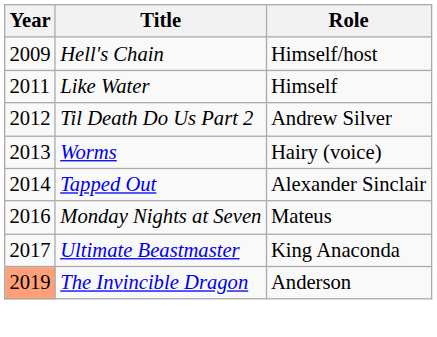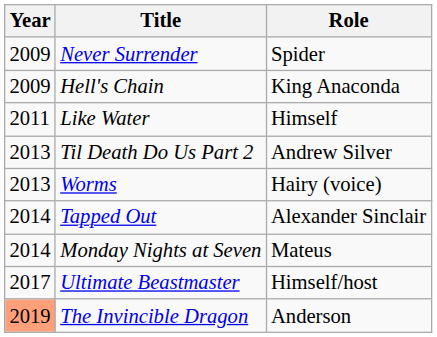+ row: (129, 53)
(324, 53) Himself/host -> (335, 86) King Anaconda
(30, 119) 2012 -> (30, 151) 2013
(30, 217) 2016 -> (30, 250) 2014
(335, 250) King Anaconda -> (324, 282) Himself/host
